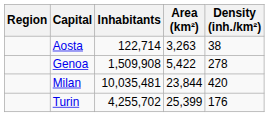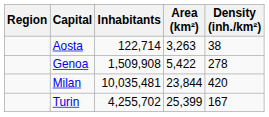(218, 102) 176 -> (218, 102) 167
